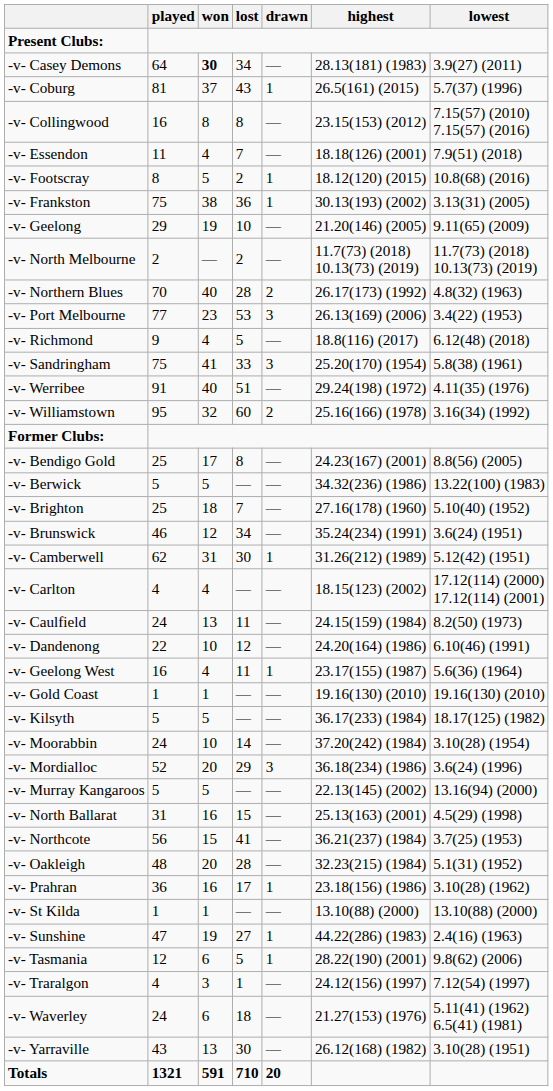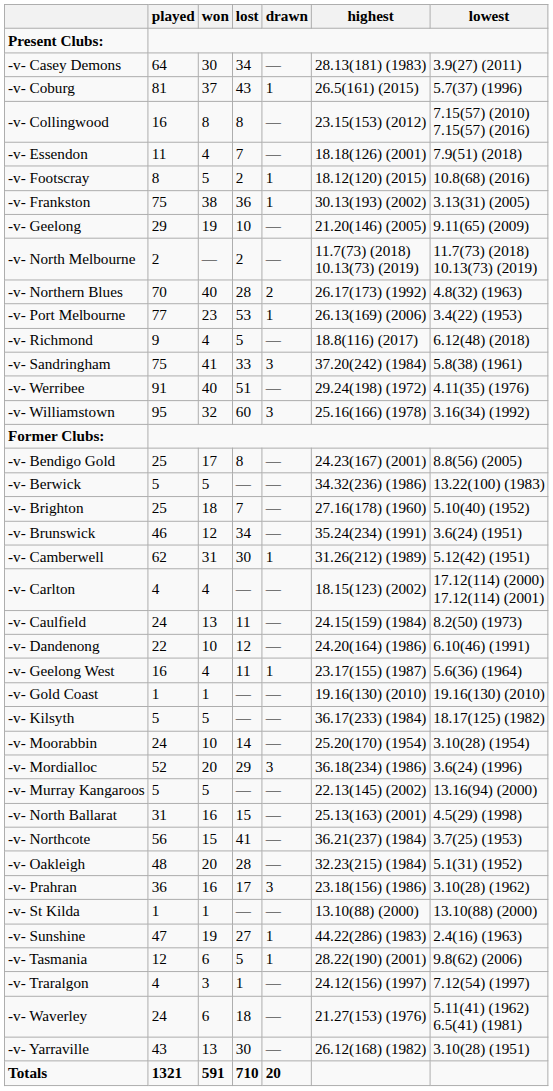(209, 64) bold -> (209, 64) normal
(269, 315) 3 -> (269, 315) 1
(371, 364) 25.20(170) (1954) -> (371, 364) 37.20(242) (1984)
(269, 412) 2 -> (269, 412) 3
(371, 742) 37.20(242) (1984) -> (371, 742) 25.20(170) (1954)
(269, 887) 1 -> (269, 887) 3
